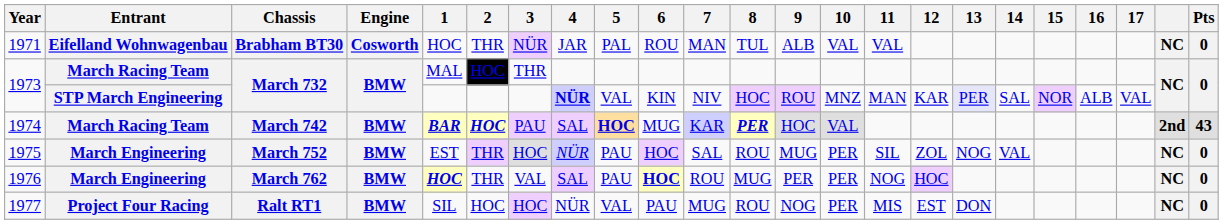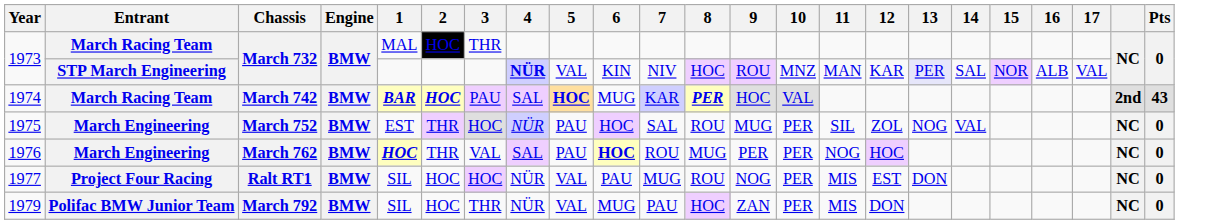- row: (25, 45)
+ row: (25, 206)
